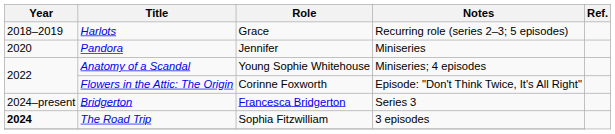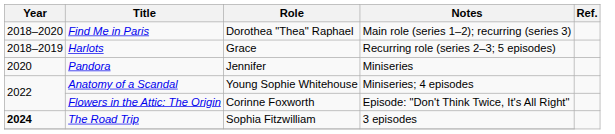+ row: (109, 31)
- row: (106, 102)
